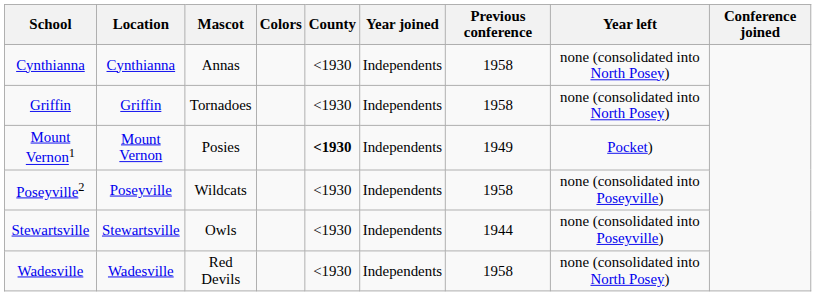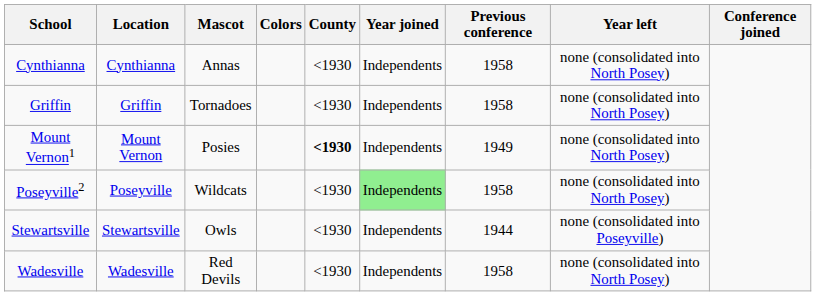(630, 147) Pocket) -> (630, 147) none (consolidated into North Posey)
(402, 190) no background -> (402, 190) lightgreen background
(630, 190) none (consolidated into Poseyville) -> (630, 190) none (consolidated into North Posey)
